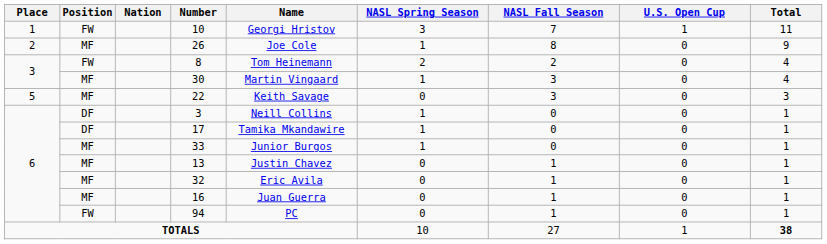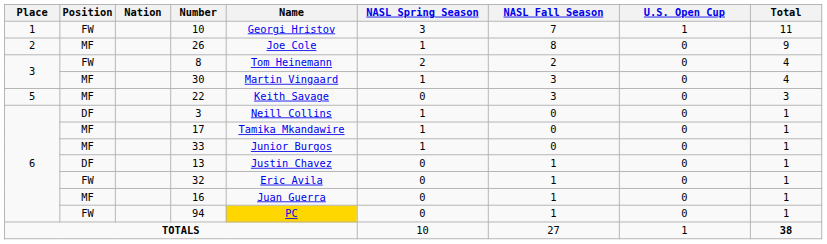(88, 130) DF -> (88, 130) MF
(88, 164) MF -> (88, 164) DF
(88, 181) MF -> (88, 181) FW
(291, 214) no background -> (291, 214) gold background
